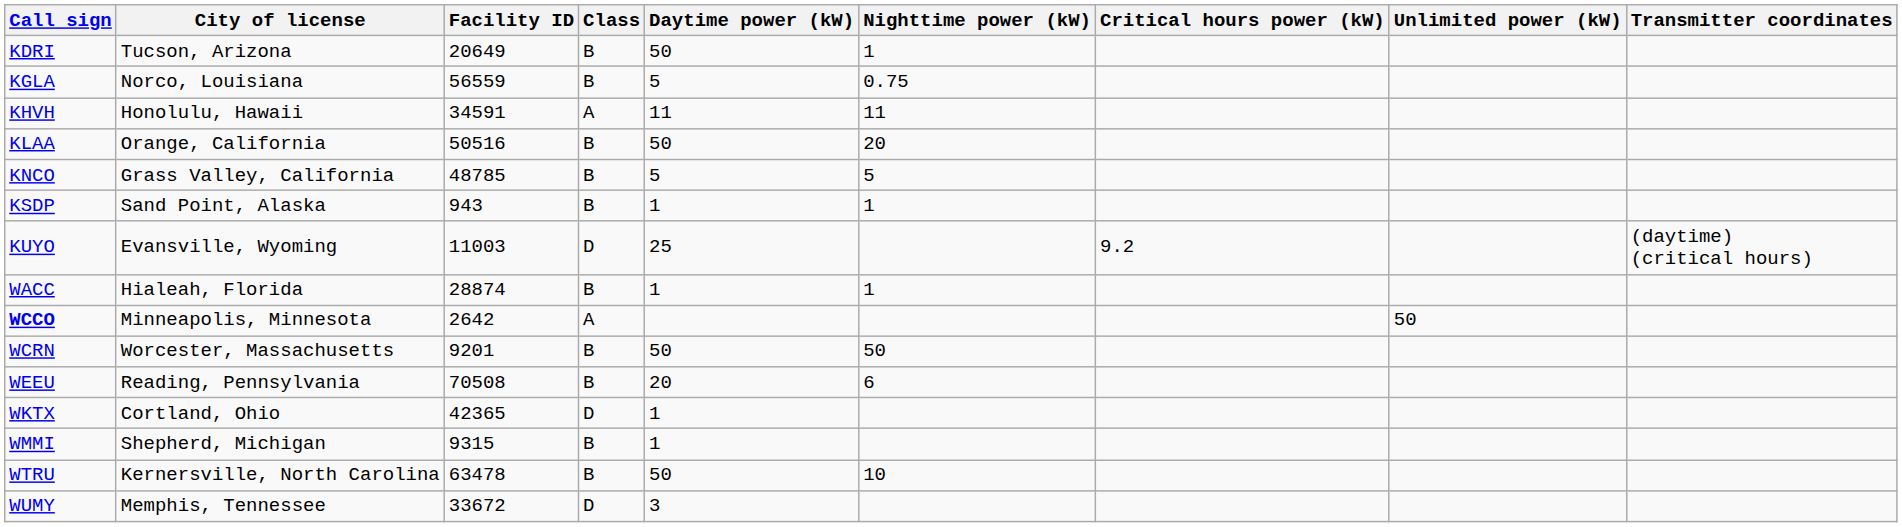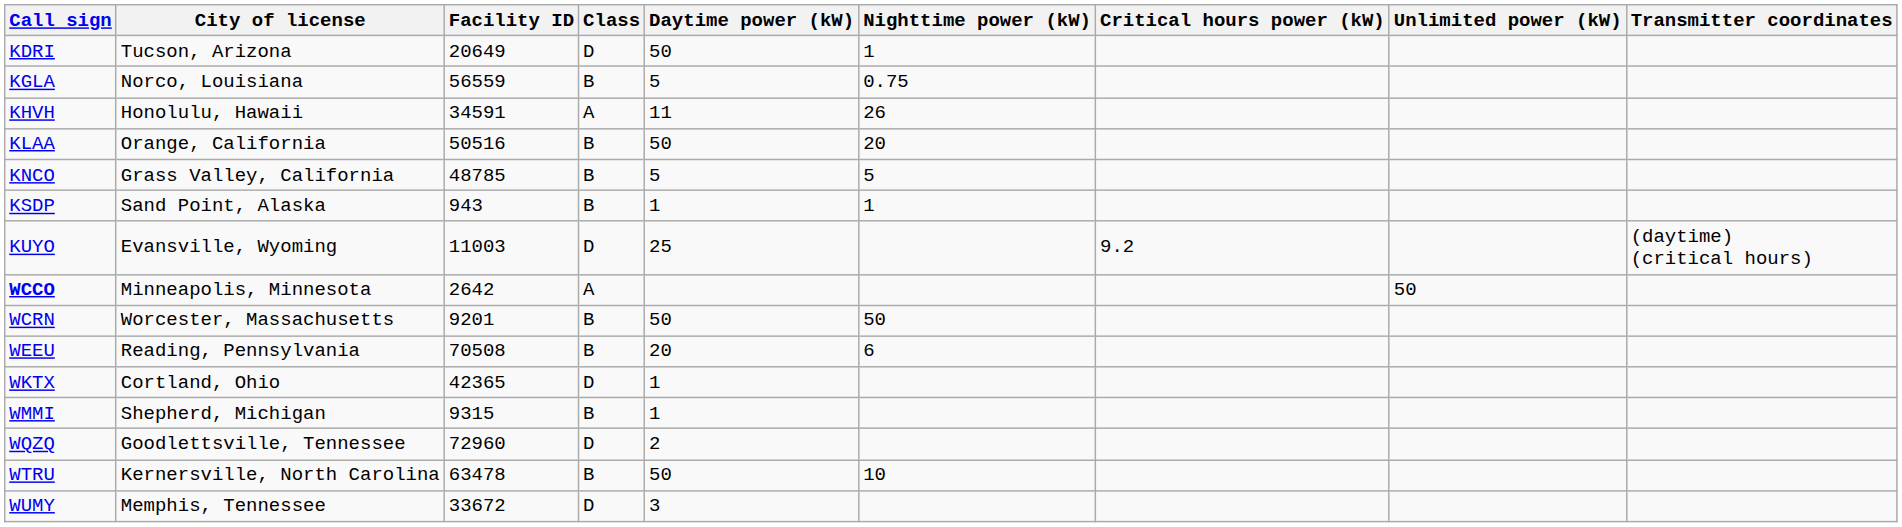(589, 51) B -> (589, 51) D
(875, 113) 11 -> (875, 113) 26
- row: (32, 290)
+ row: (32, 444)
